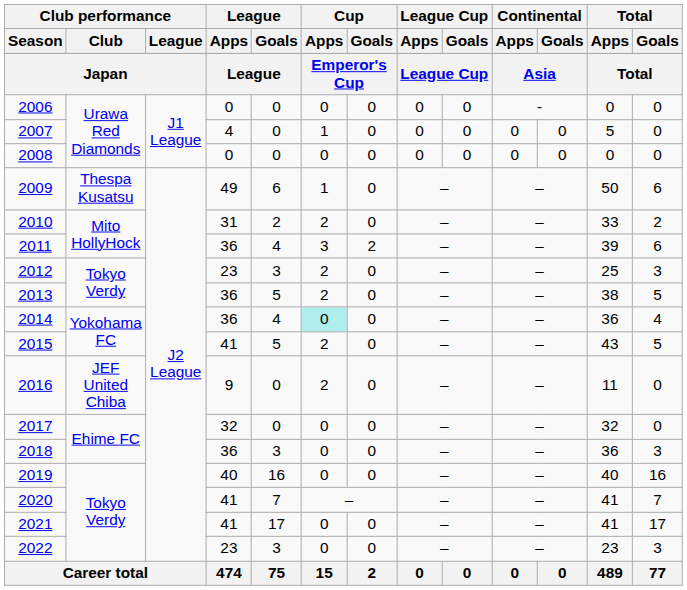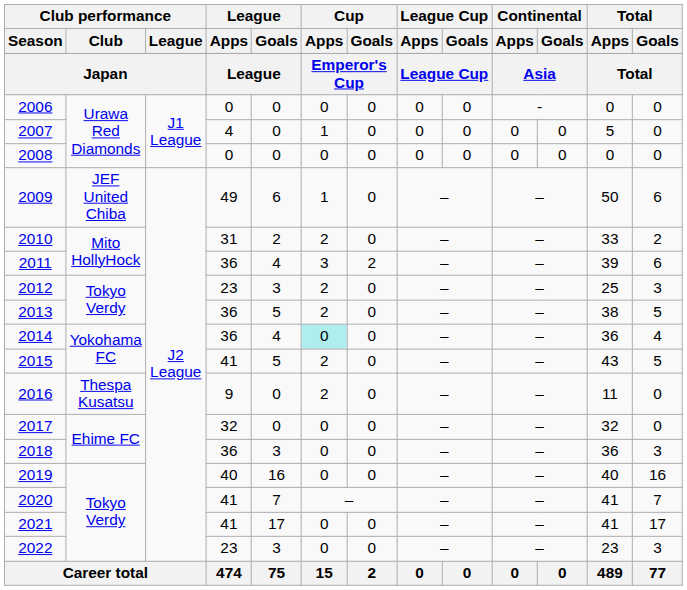(106, 188) Thespa Kusatsu -> (106, 197) JEF United Chiba
(106, 385) JEF United Chiba -> (106, 393) Thespa Kusatsu
